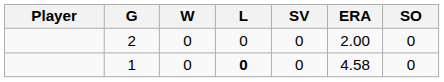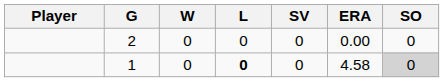(355, 40) 2.00 -> (355, 40) 0.00
(411, 64) no background -> (411, 64) lightgrey background
